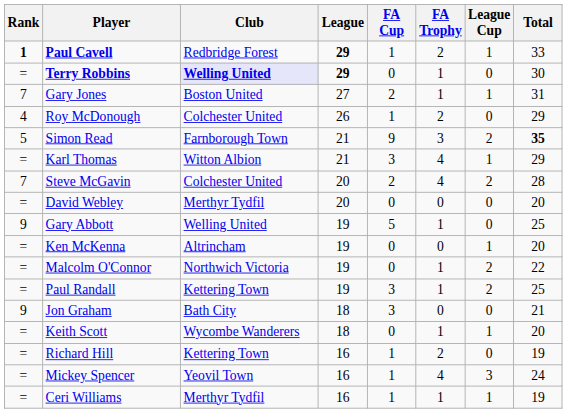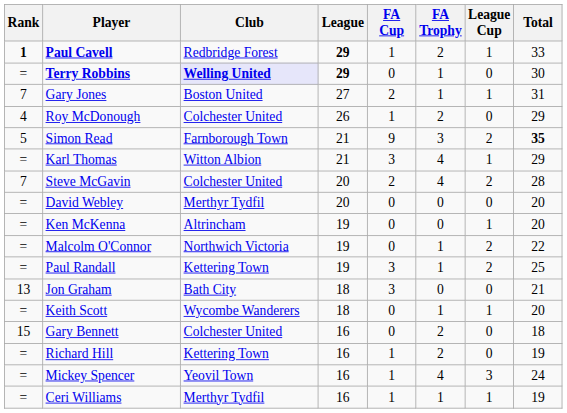- row: (79, 224)
(23, 310) 9 -> (23, 289) 13
+ row: (82, 332)
